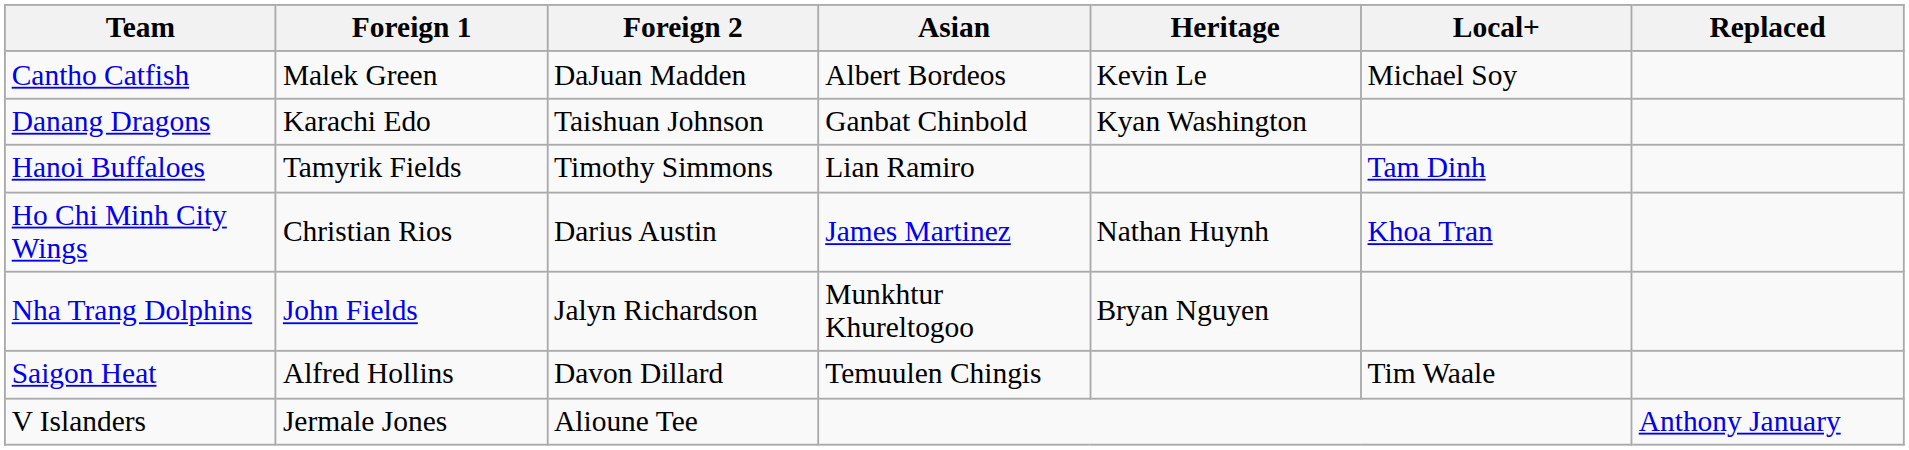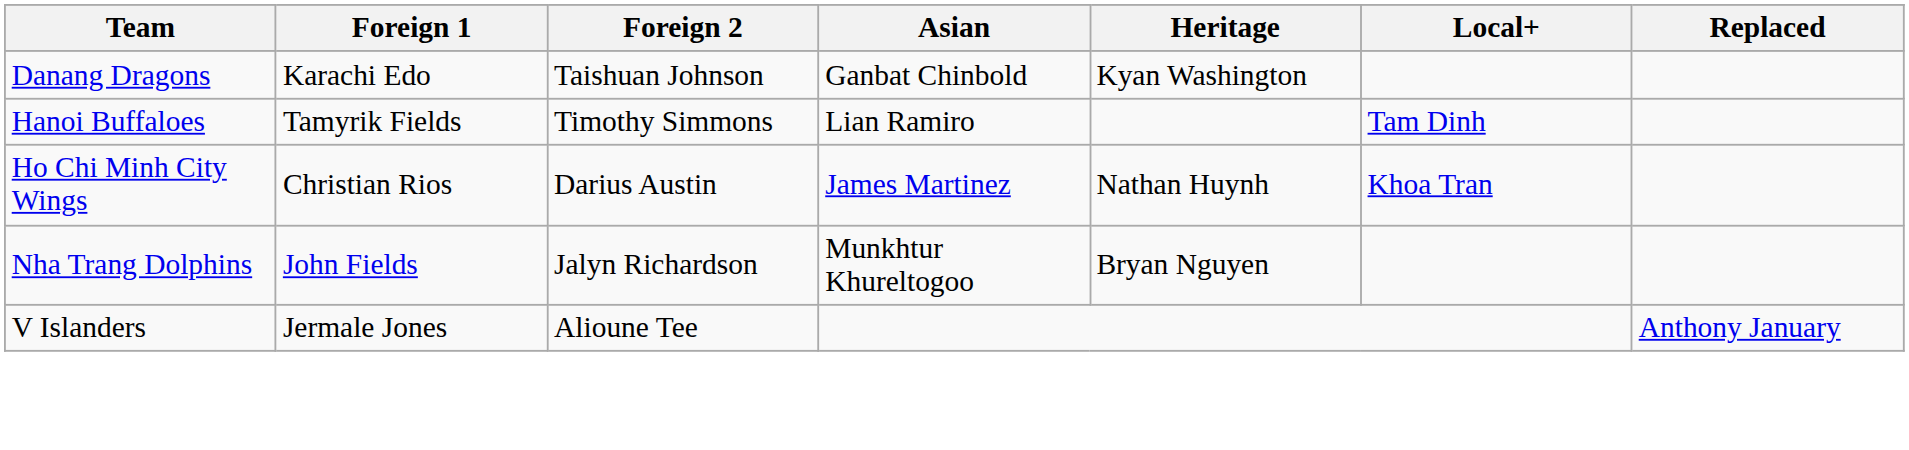- row: (100, 74)
- row: (84, 374)
